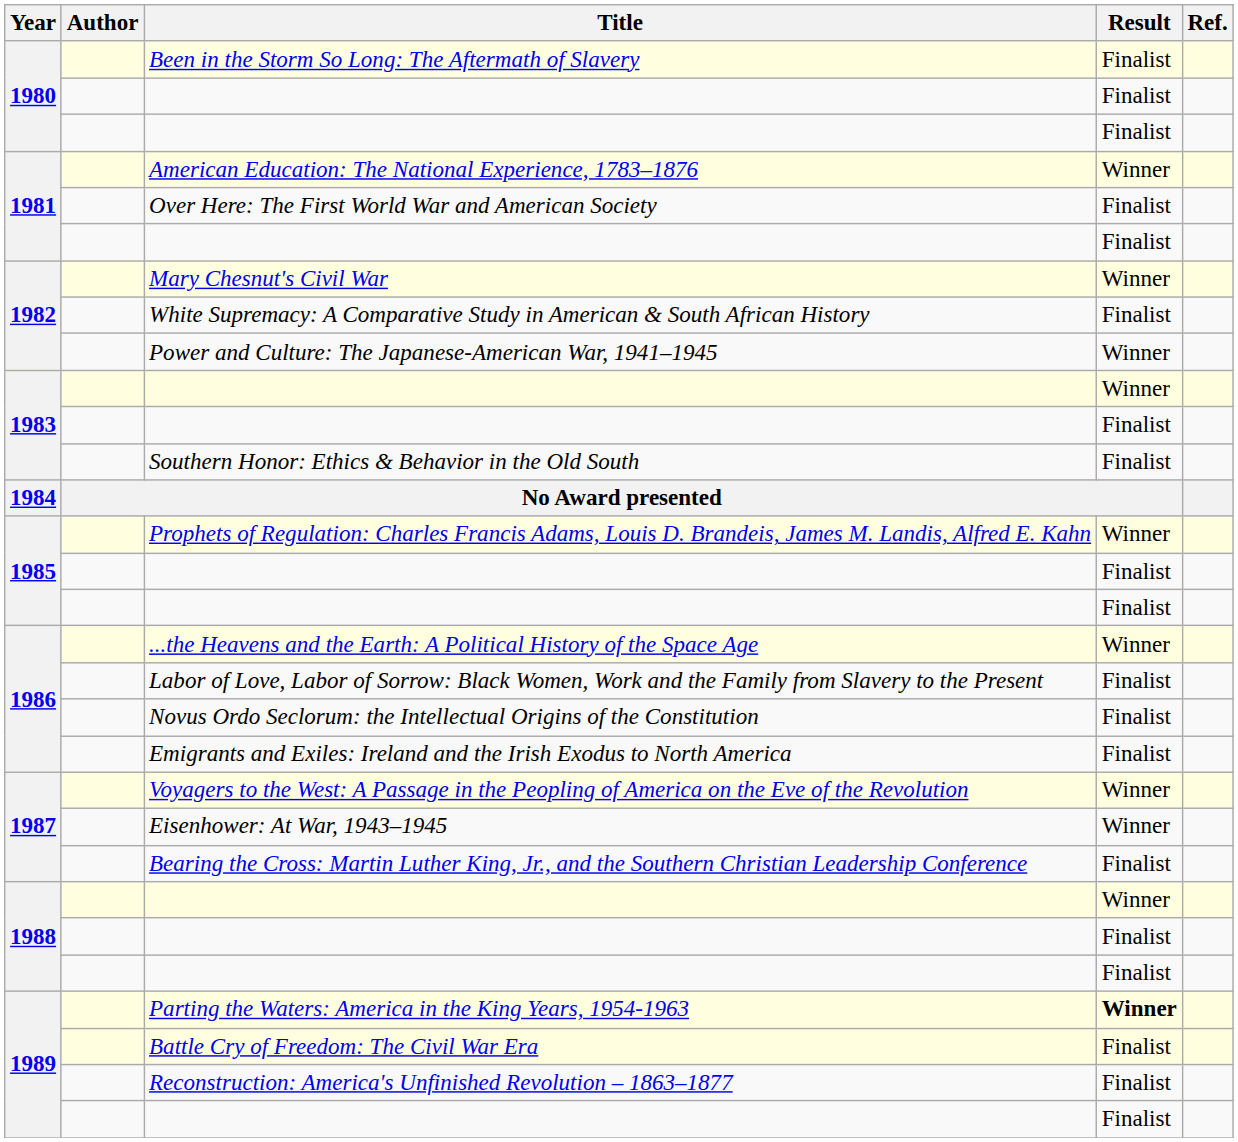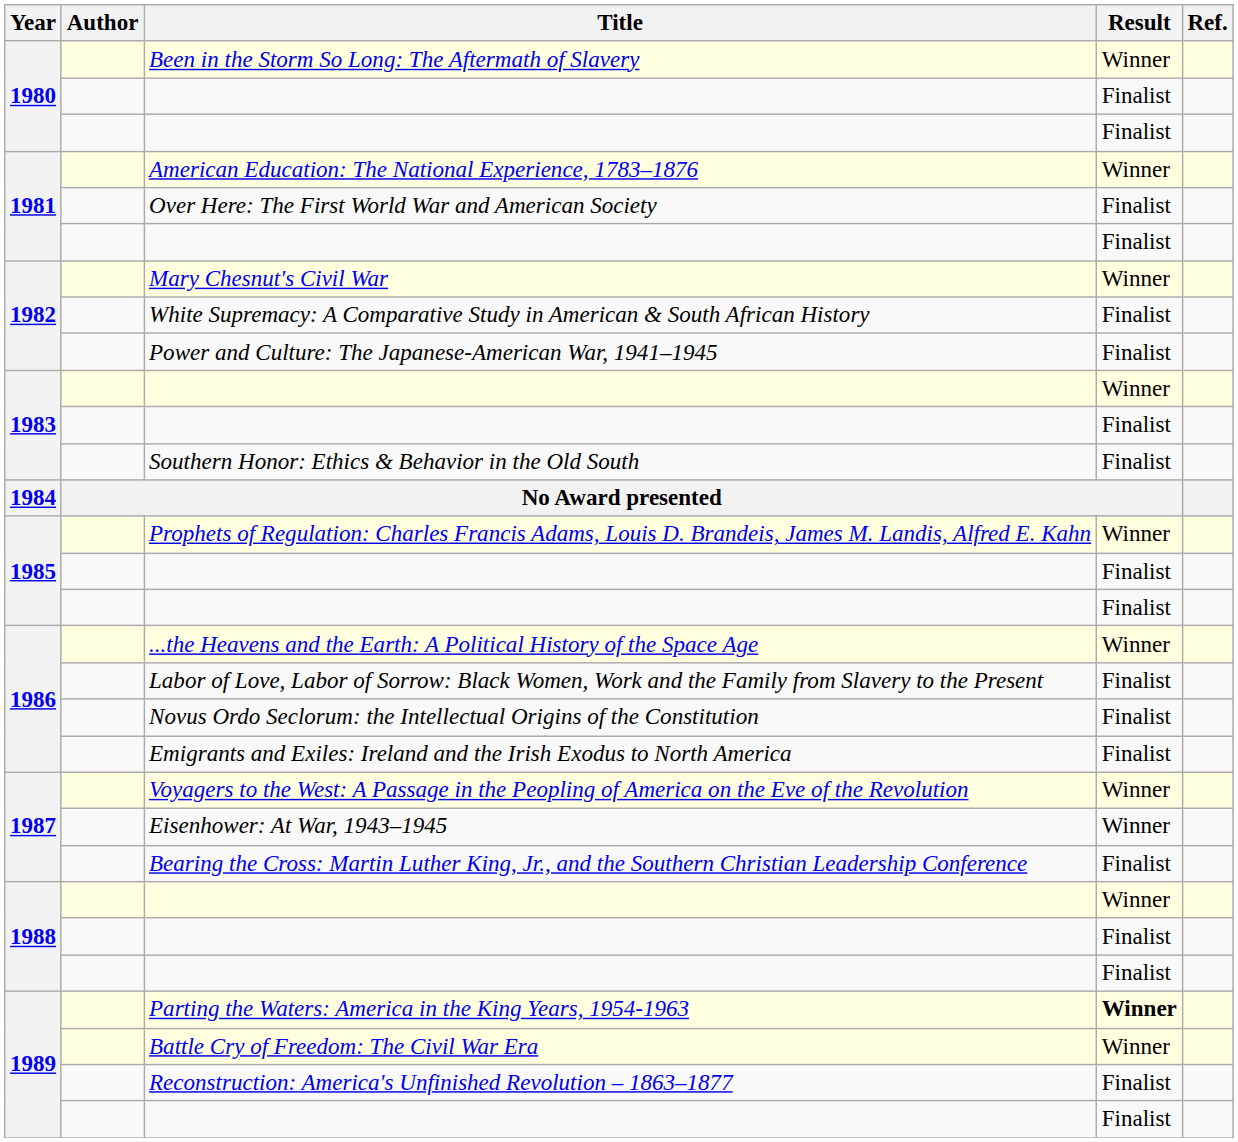(1136, 59) Finalist -> (1136, 59) Winner
(1136, 351) Winner -> (1136, 351) Finalist
(1136, 1045) Finalist -> (1136, 1045) Winner
